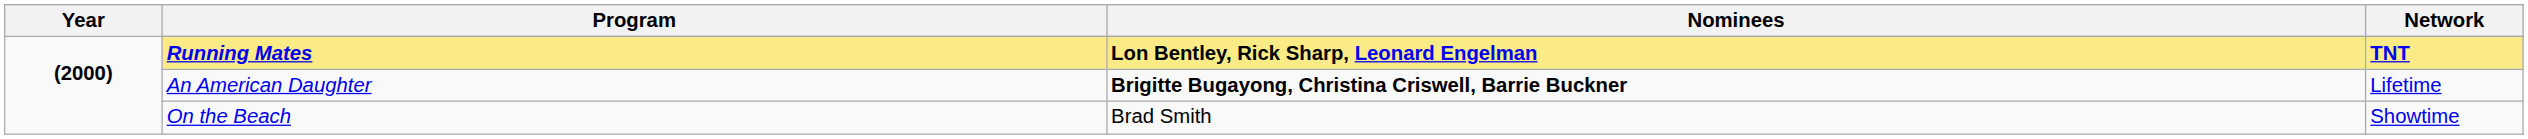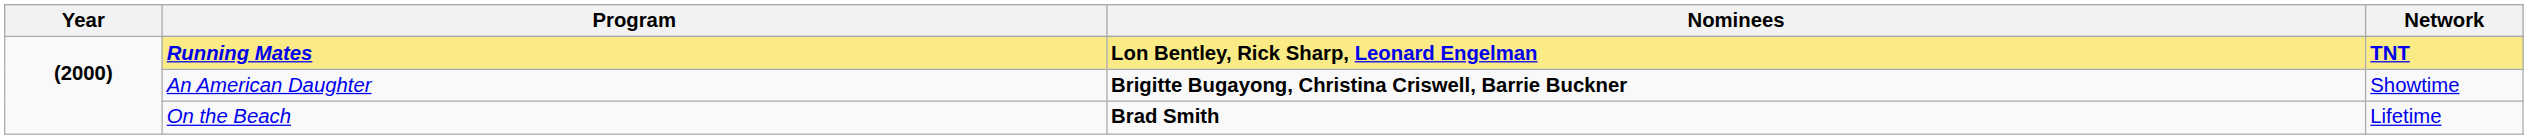(2406, 85) Lifetime -> (2415, 85) Showtime
(1161, 117) normal -> (1165, 117) bold
(2415, 117) Showtime -> (2406, 117) Lifetime
